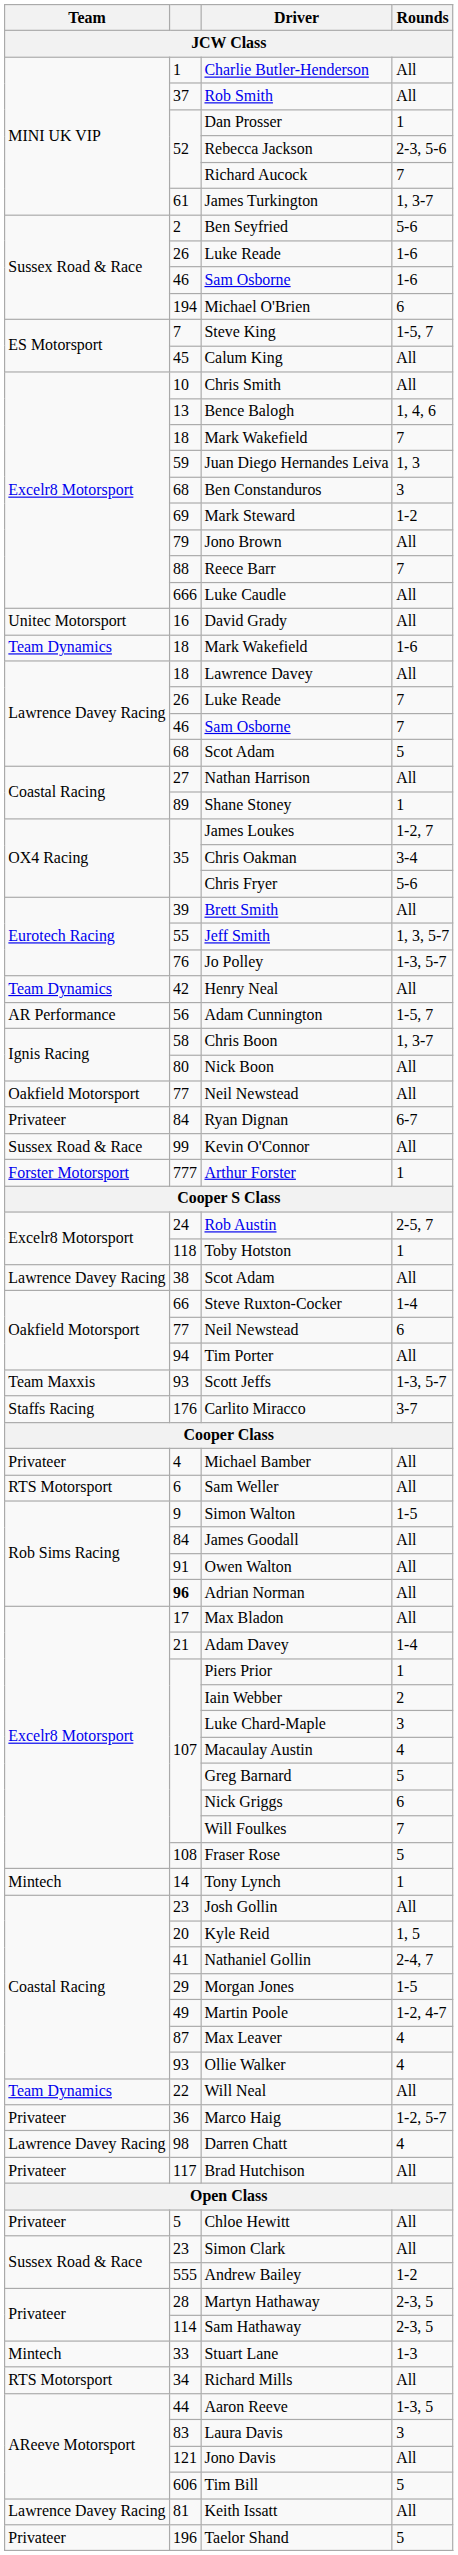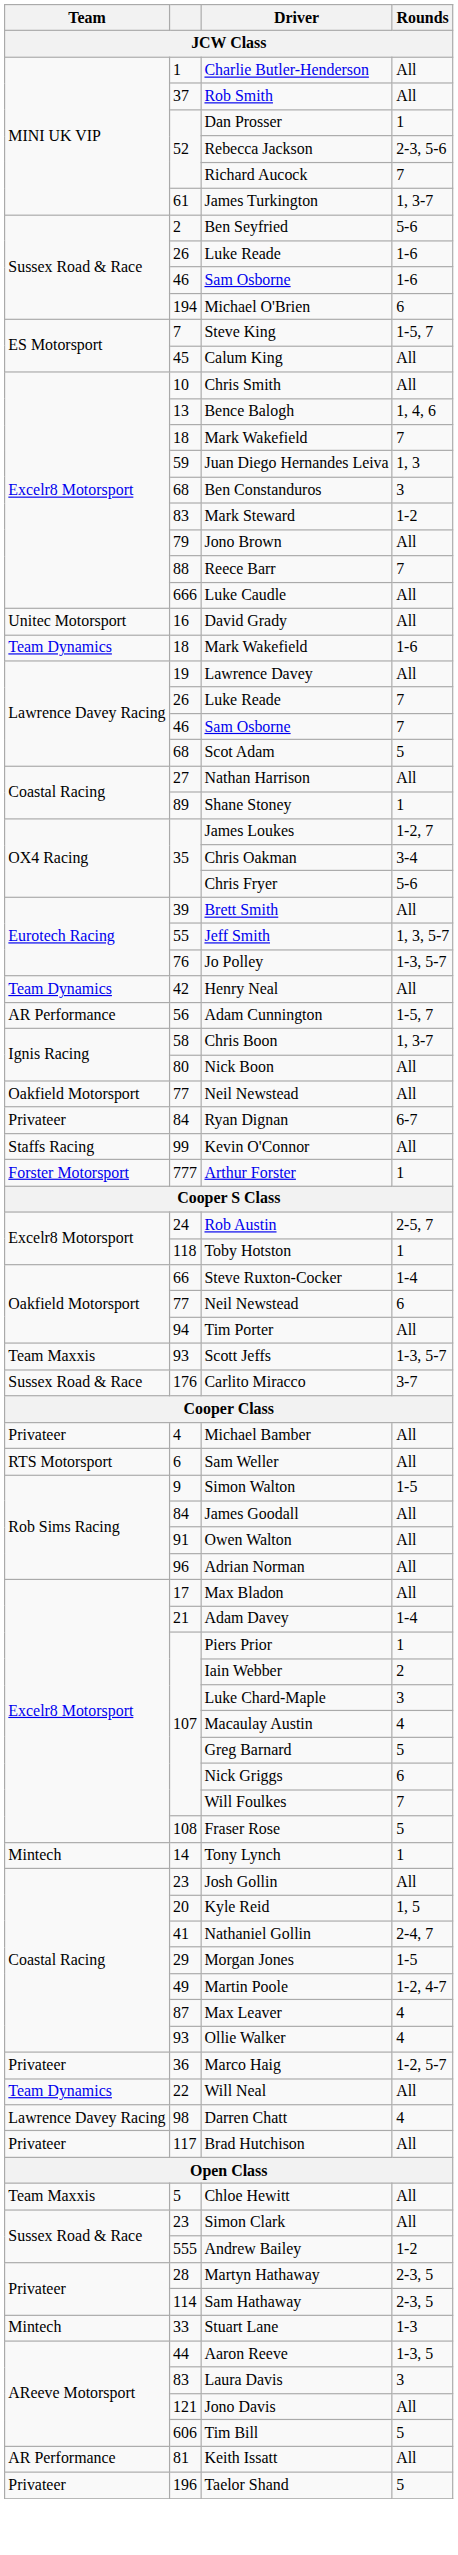(181, 516) 69 -> (181, 516) 83
(181, 673) 18 -> (181, 673) 19
(75, 1146) Sussex Road & Race -> (51, 1146) Staffs Racing
- row: (240, 1277)
(51, 1408) Staffs Racing -> (75, 1382) Sussex Road & Race
(181, 1592) bold -> (181, 1566) normal
rows swapped: (235, 2091) <-> (243, 2117)
(37, 2222) Privateer -> (52, 2196) Team Maxxis
- row: (248, 2379)
(87, 2511) Lawrence Davey Racing -> (62, 2458) AR Performance
